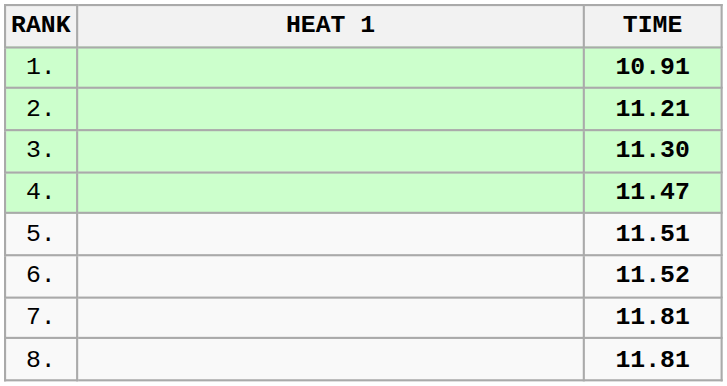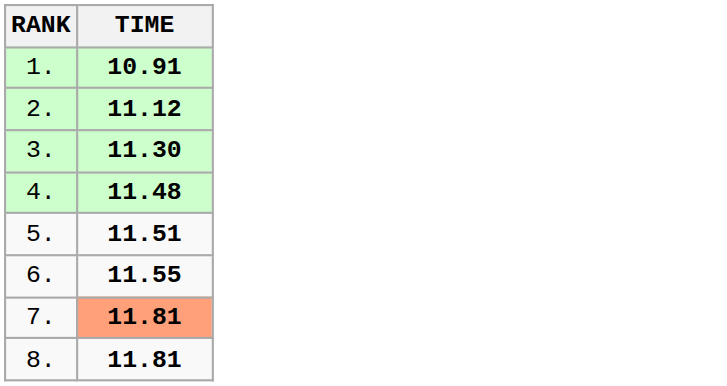- column: (331, 26)
(653, 109) 11.21 -> (145, 109) 11.12
(653, 192) 11.47 -> (145, 192) 11.48
(653, 276) 11.52 -> (145, 276) 11.55
(653, 317) no background -> (145, 317) lightsalmon background
